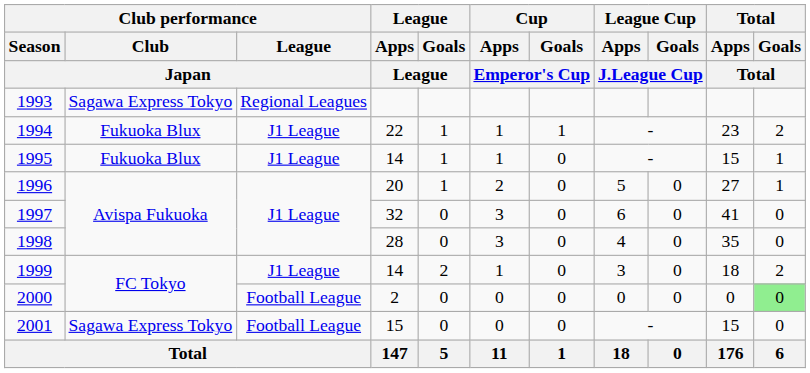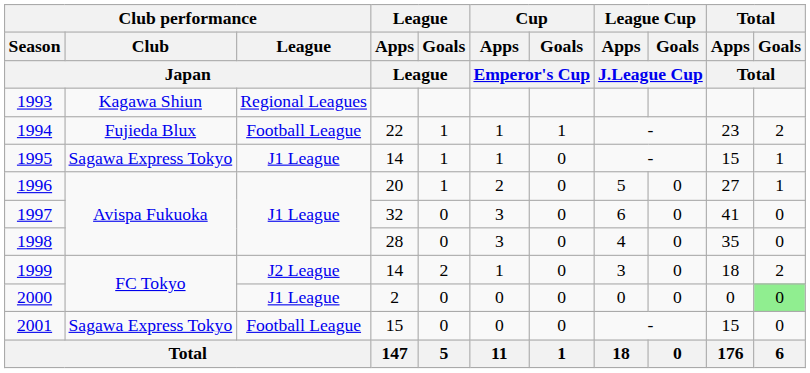(150, 102) Sagawa Express Tokyo -> (150, 102) Kagawa Shiun
(150, 130) Fukuoka Blux -> (150, 130) Fujieda Blux
(304, 130) J1 League -> (304, 130) Football League
(150, 158) Fukuoka Blux -> (150, 158) Sagawa Express Tokyo
(304, 269) J1 League -> (304, 269) J2 League
(304, 297) Football League -> (304, 297) J1 League
